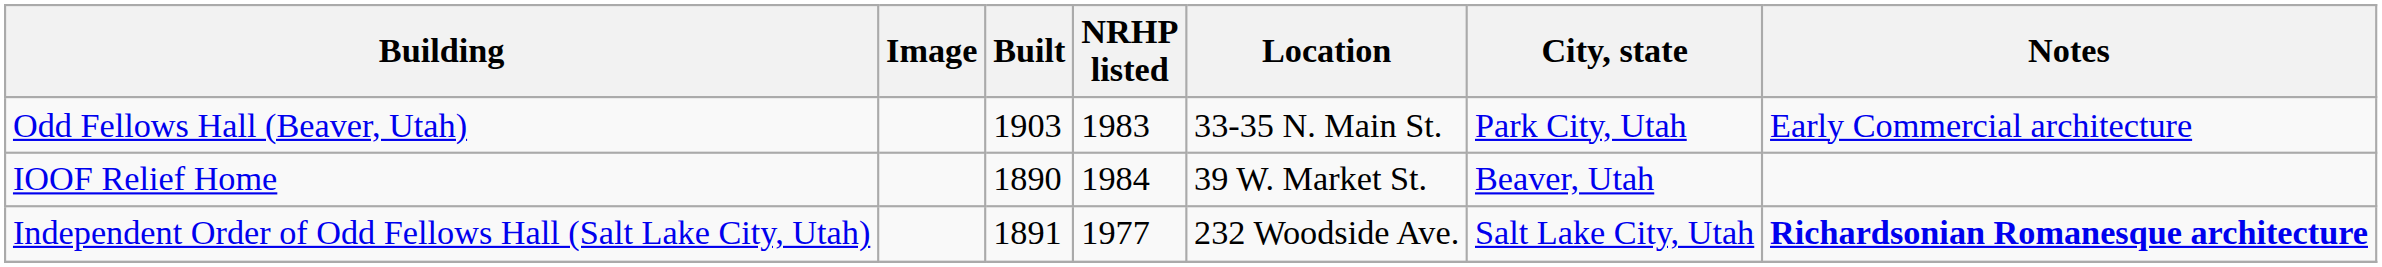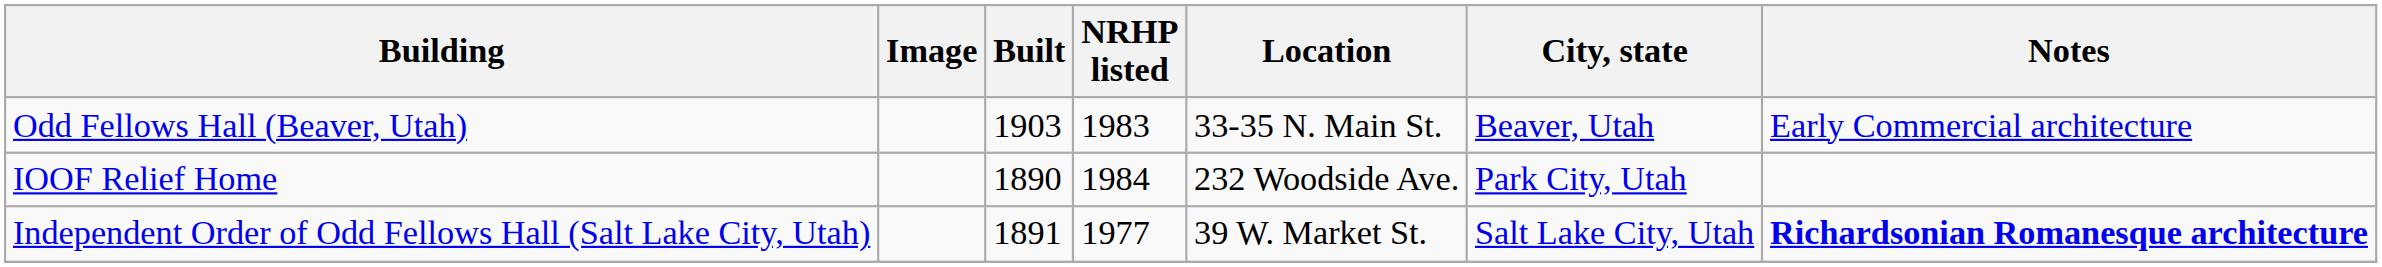(1581, 124) Park City, Utah -> (1565, 124) Beaver, Utah
(1311, 178) 39 W. Market St. -> (1327, 178) 232 Woodside Ave.
(1565, 178) Beaver, Utah -> (1581, 178) Park City, Utah
(1327, 233) 232 Woodside Ave. -> (1311, 233) 39 W. Market St.
